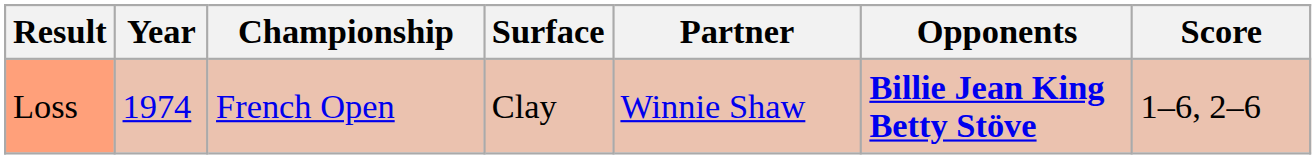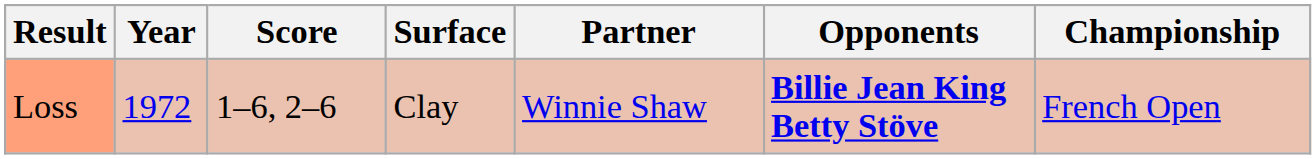columns swapped: (346, 31) <-> (1221, 31)
(157, 105) 1974 -> (157, 105) 1972
